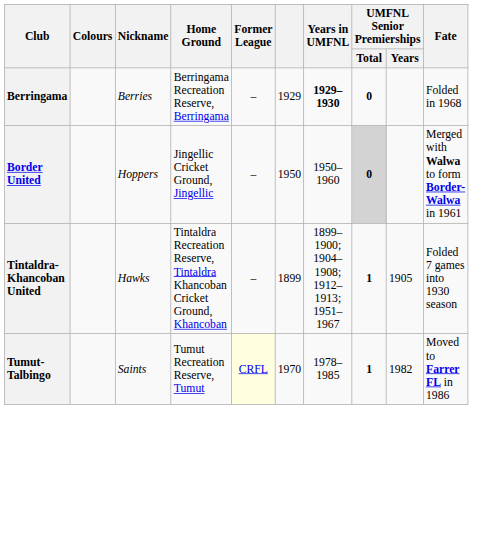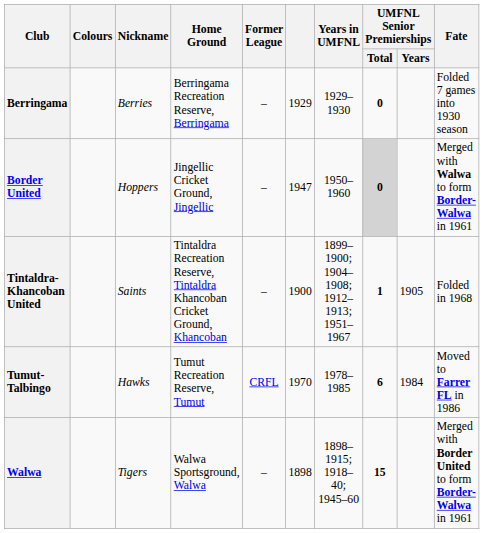(328, 96) bold -> (339, 103) normal
(444, 96) Folded in 1968 -> (456, 103) Folded 7 games into 1930 season
(289, 174) 1950 -> (300, 187) 1947
(134, 278) Hawks -> (132, 291) Saints
(289, 278) 1899 -> (300, 291) 1900
(445, 278) Folded 7 games into 1930 season -> (454, 291) Folded in 1968
(132, 369) Saints -> (134, 382) Hawks
(253, 369) lightyellow background -> (264, 382) no background
(369, 369) 1 -> (380, 382) 6
(401, 369) 1982 -> (411, 382) 1984
+ row: (24, 473)
